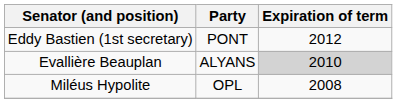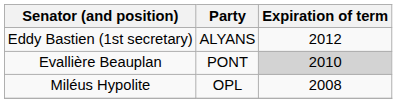(227, 39) PONT -> (227, 39) ALYANS
(227, 62) ALYANS -> (227, 62) PONT
